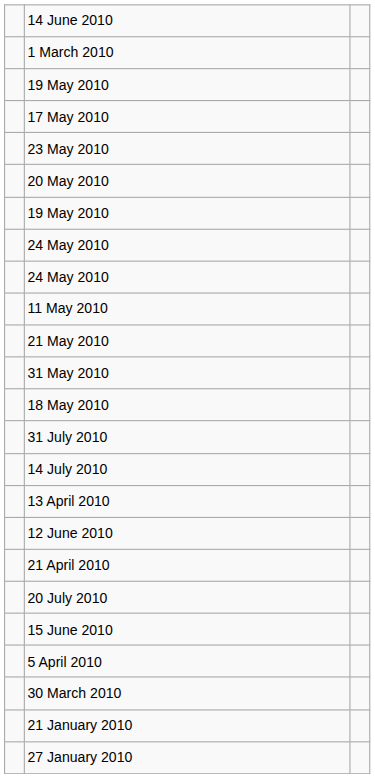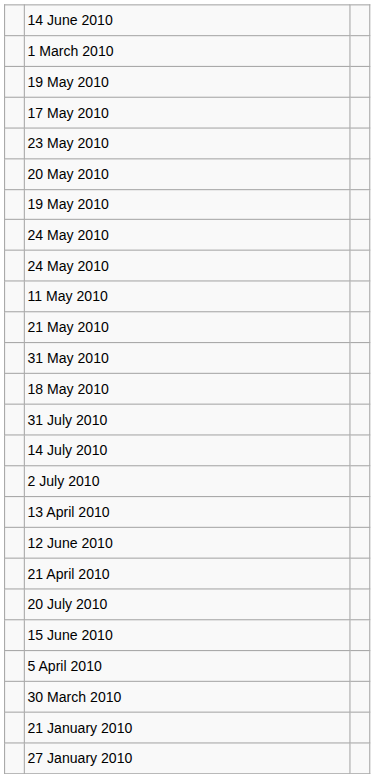+ row: (14, 481)
